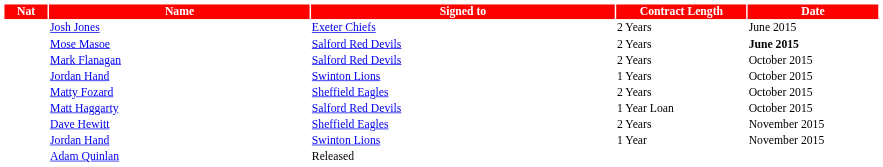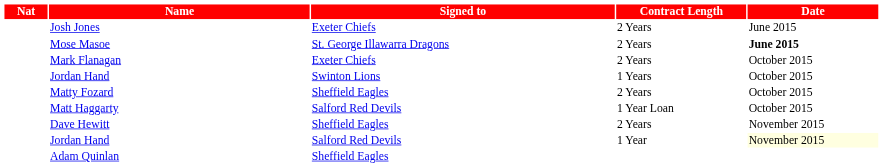(357, 44) Salford Red Devils -> (380, 44) St. George Illawarra Dragons
(357, 60) Salford Red Devils -> (344, 60) Exeter Chiefs
(346, 140) Swinton Lions -> (357, 140) Salford Red Devils
(786, 140) no background -> (786, 140) lightyellow background
(333, 156) Released -> (350, 156) Sheffield Eagles
